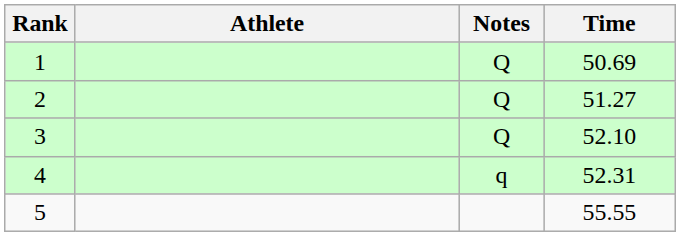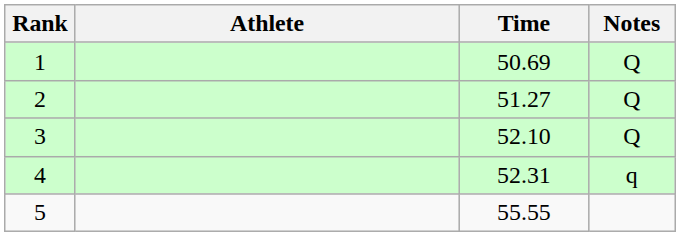columns swapped: (609, 23) <-> (502, 23)
